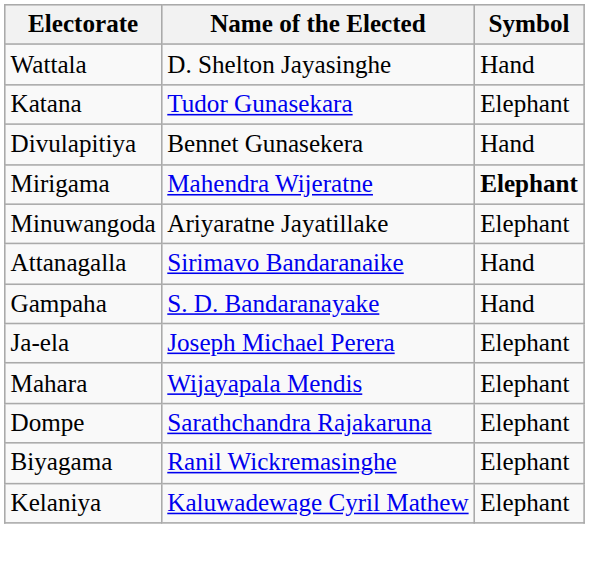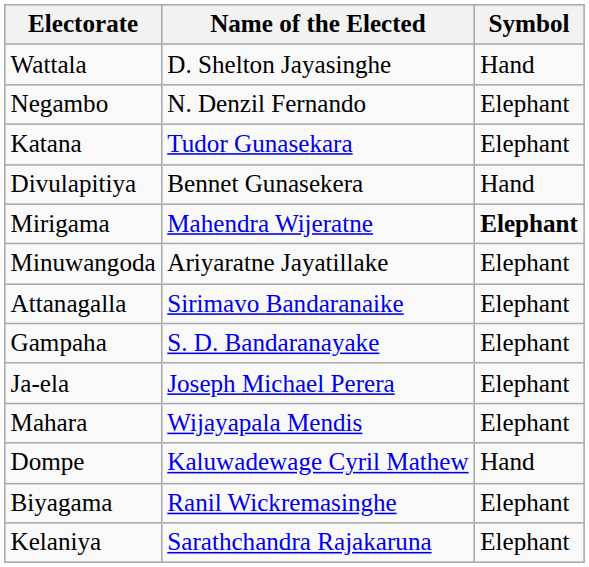+ row: (59, 104)
(507, 263) Hand -> (525, 303) Elephant
(507, 303) Hand -> (525, 343) Elephant
(299, 422) Sarathchandra Rajakaruna -> (318, 462) Kaluwadewage Cyril Mathew
(525, 422) Elephant -> (507, 462) Hand
(318, 502) Kaluwadewage Cyril Mathew -> (299, 542) Sarathchandra Rajakaruna
